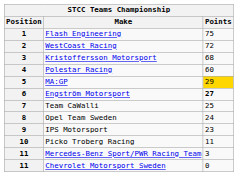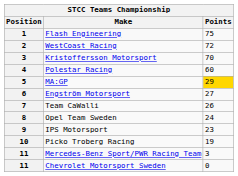(209, 58) 68 -> (209, 58) 70
(209, 94) bold -> (209, 94) normal
(209, 106) 25 -> (209, 106) 26
(209, 142) 11 -> (209, 142) 19
